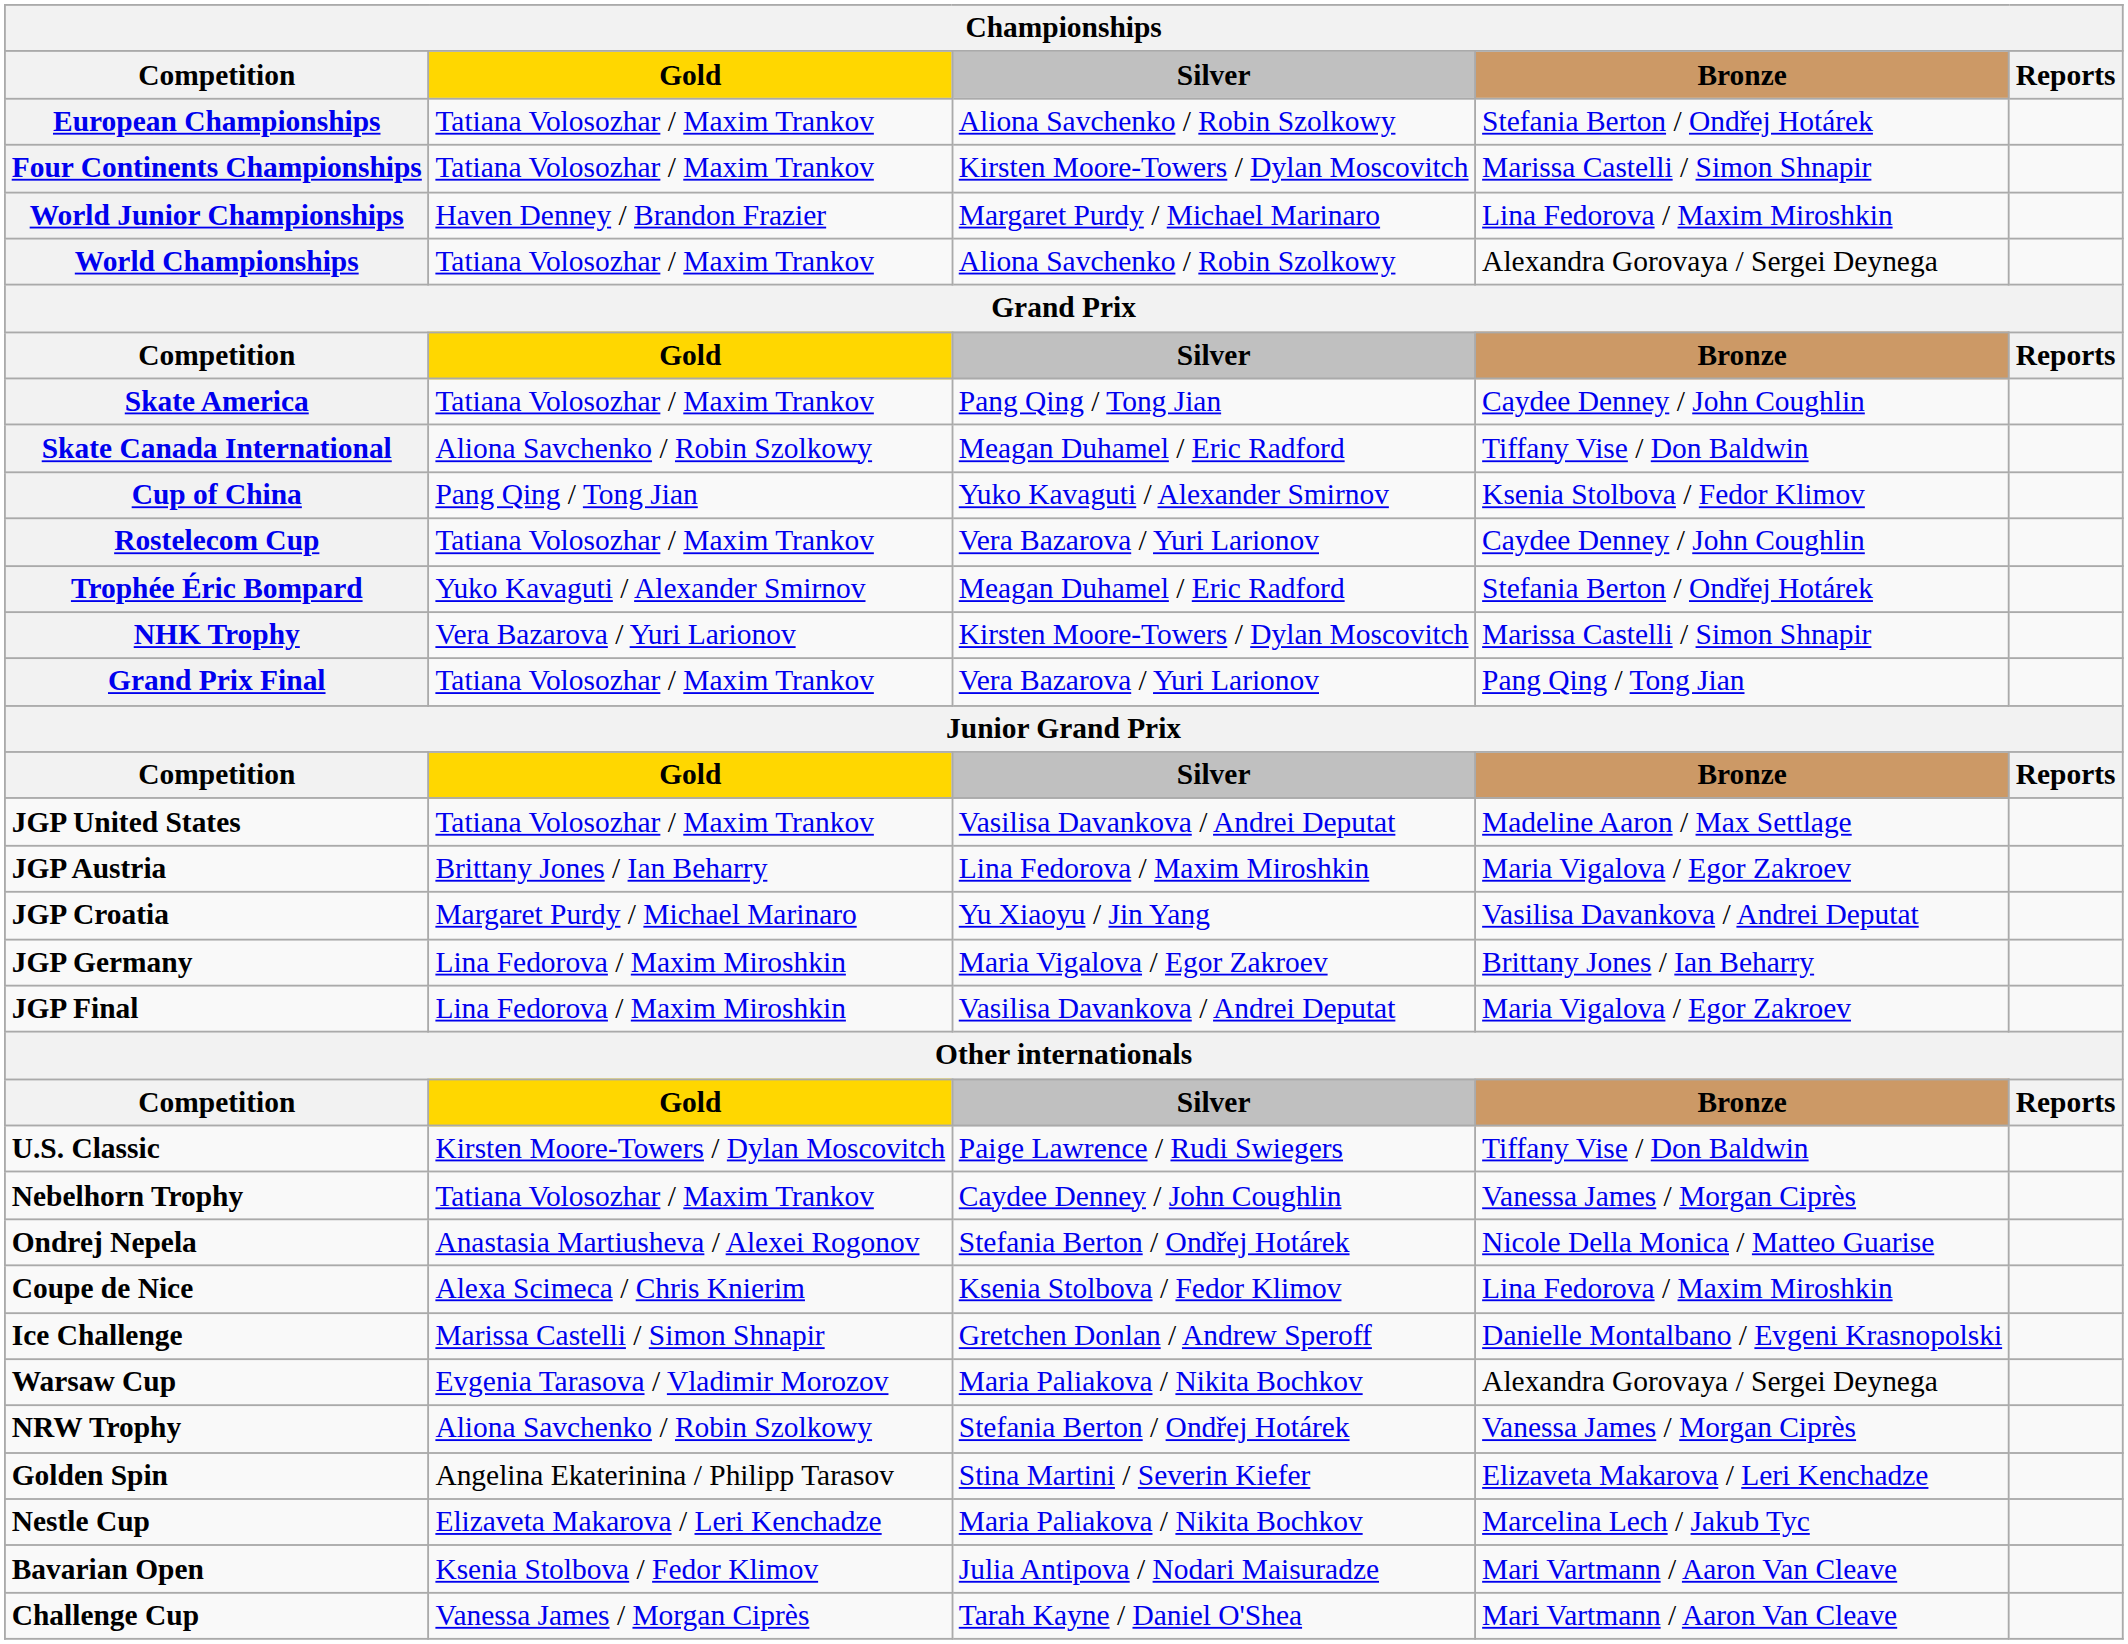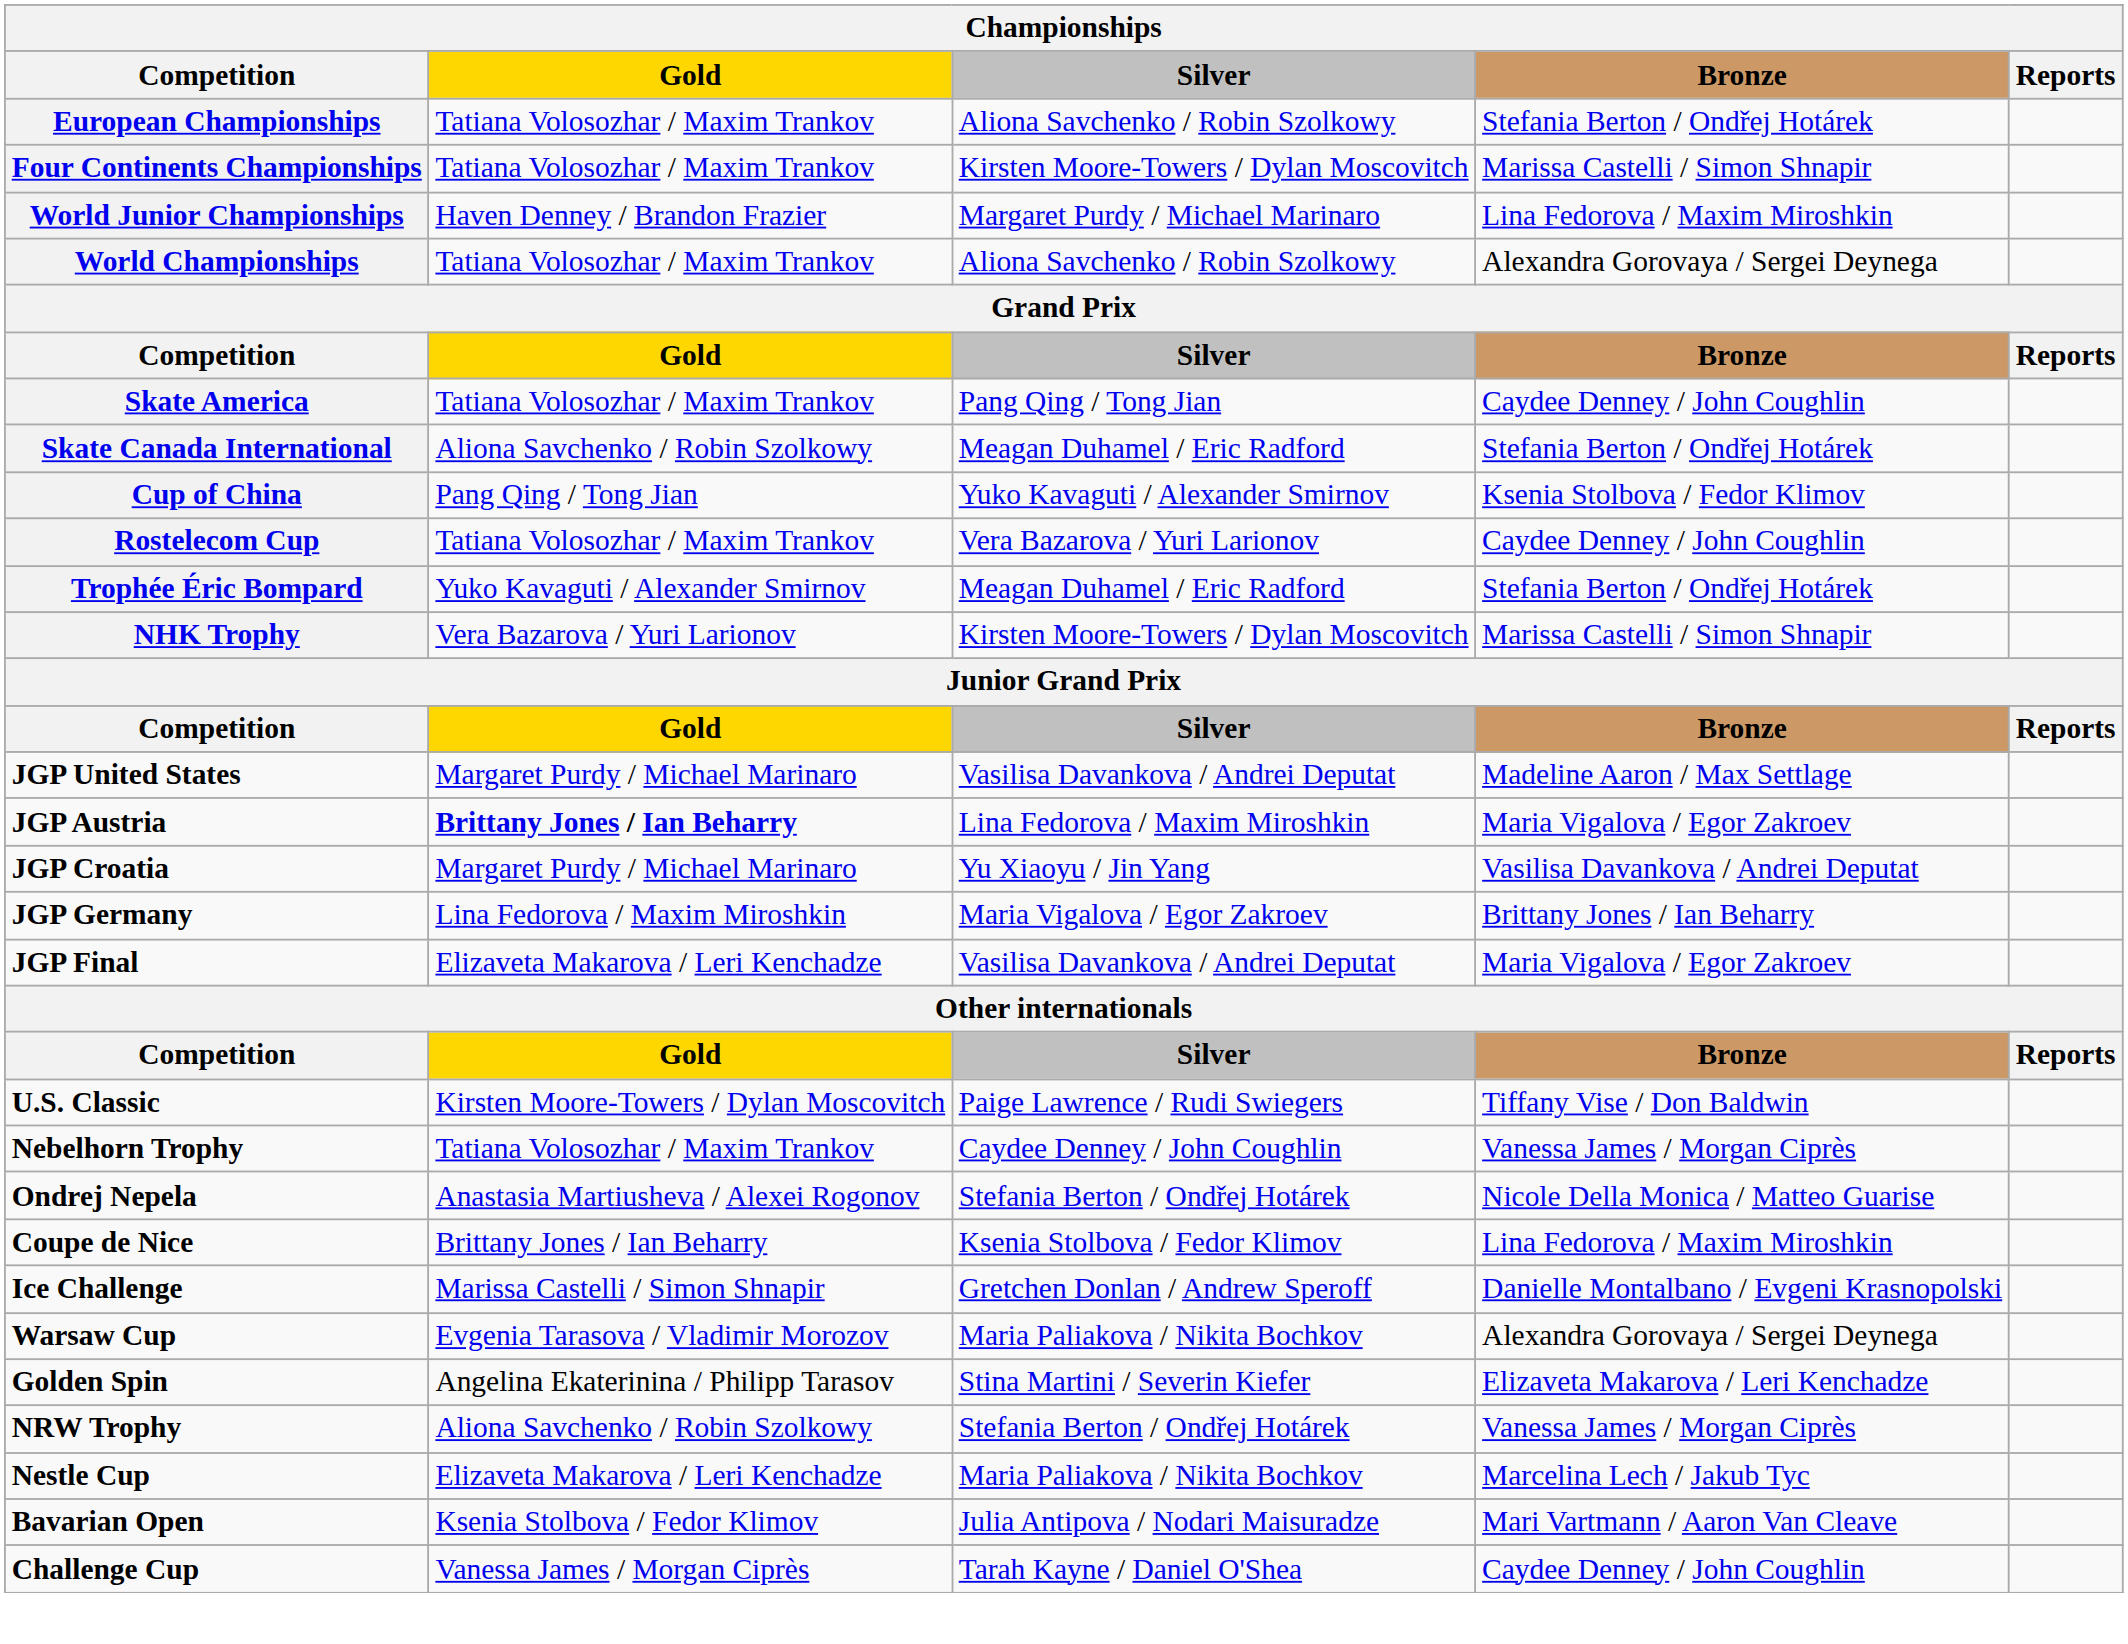(1645, 448) Tiffany Vise / Don Baldwin -> (1678, 448) Stefania Berton / Ondřej Hotárek
- row: (217, 681)
(655, 821) Tatiana Volosozhar / Maxim Trankov -> (646, 774) Margaret Purdy / Michael Marinaro
(601, 868) normal -> (616, 821) bold
(641, 1008) Lina Fedorova / Maxim Miroshkin -> (659, 961) Elizaveta Makarova / Leri Kenchadze
(620, 1288) Alexa Scimeca / Chris Knierim -> (601, 1241) Brittany Jones / Ian Beharry
rows swapped: (96, 1428) <-> (90, 1475)
(1690, 1615) Mari Vartmann / Aaron Van Cleave -> (1673, 1568) Caydee Denney / John Coughlin
